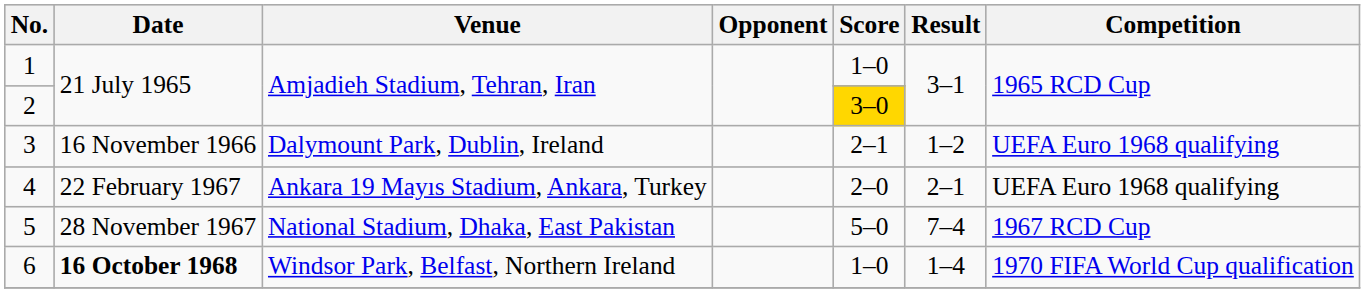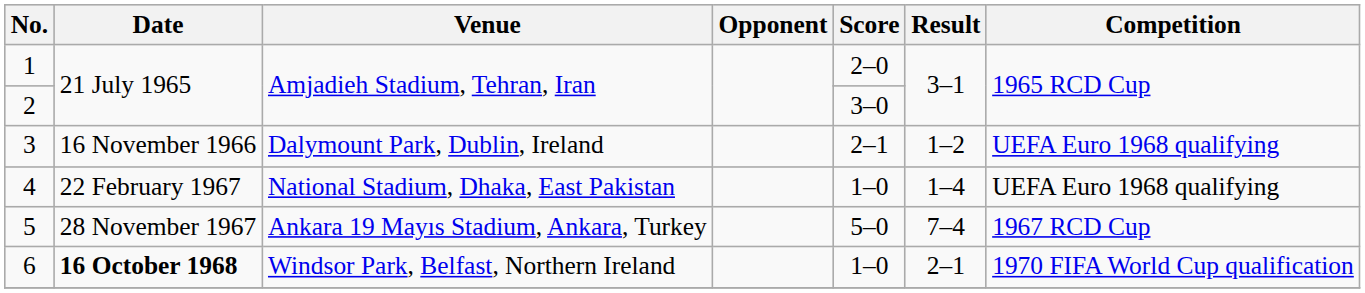(869, 65) 1–0 -> (869, 65) 2–0
(869, 105) gold background -> (869, 105) no background
(487, 186) Ankara 19 Mayıs Stadium, Ankara, Turkey -> (471, 186) National Stadium, Dhaka, East Pakistan
(869, 186) 2–0 -> (869, 186) 1–0
(946, 186) 2–1 -> (946, 186) 1–4
(471, 226) National Stadium, Dhaka, East Pakistan -> (487, 226) Ankara 19 Mayıs Stadium, Ankara, Turkey
(946, 266) 1–4 -> (946, 266) 2–1
